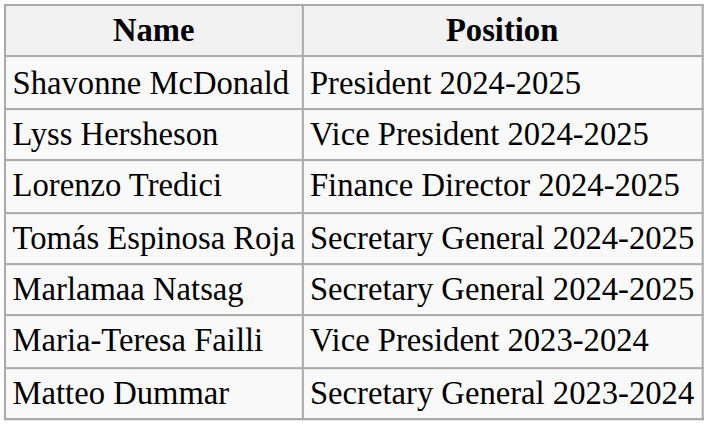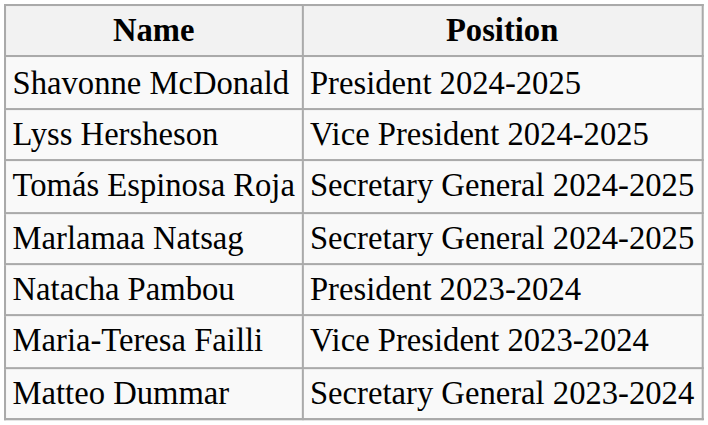- row: (117, 185)
+ row: (124, 289)
